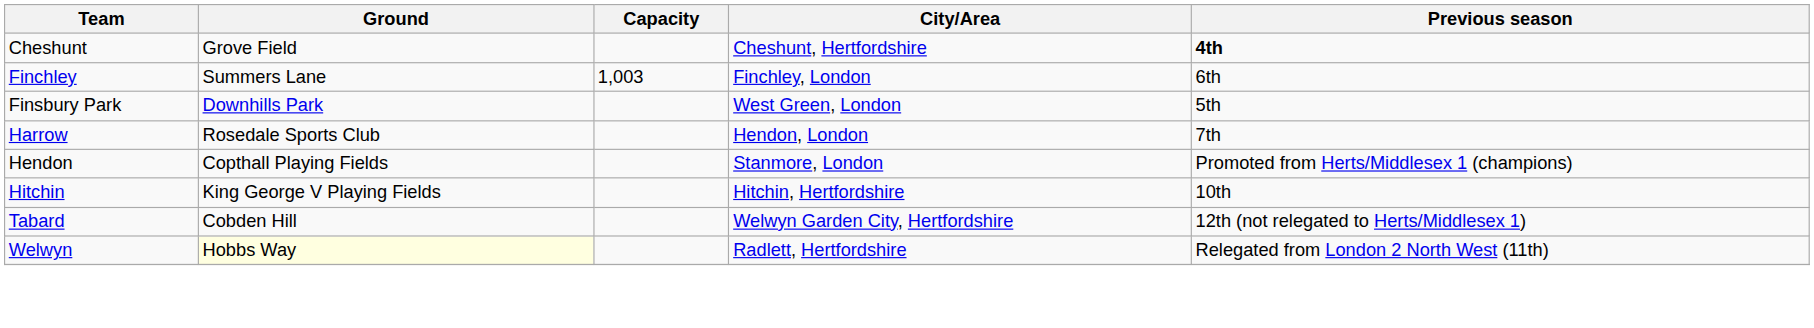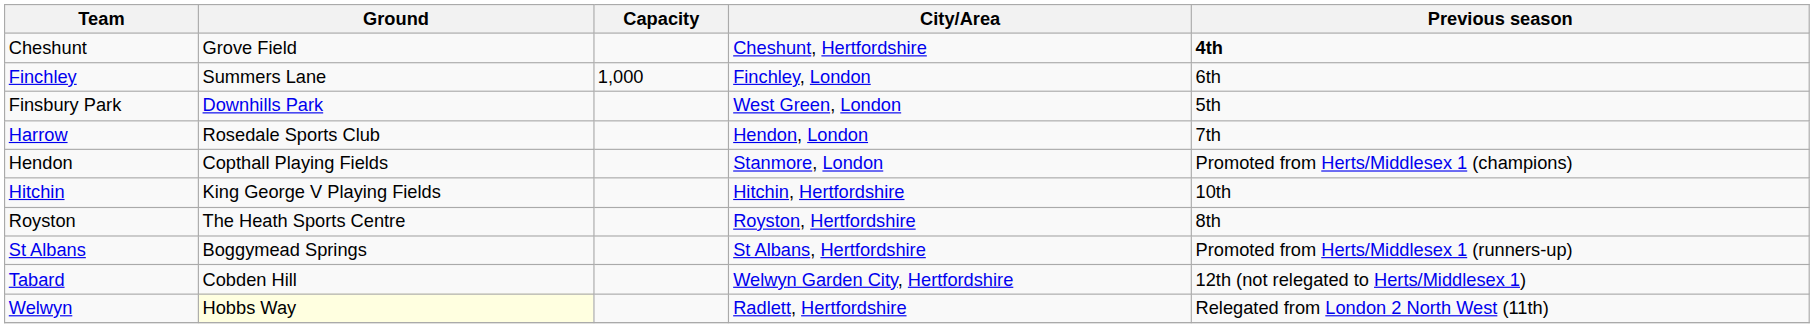(621, 76) 1,003 -> (621, 76) 1,000
+ row: (42, 221)
+ row: (47, 250)
